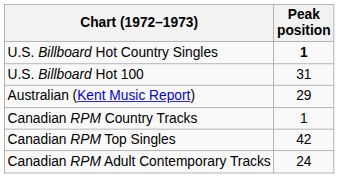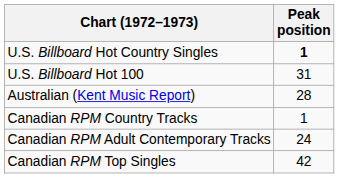(304, 96) 29 -> (304, 96) 28
rows swapped: (92, 140) <-> (139, 161)
